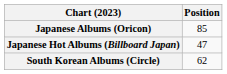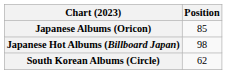(202, 45) 47 -> (202, 45) 98
